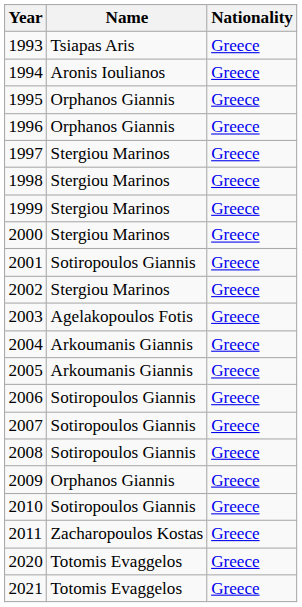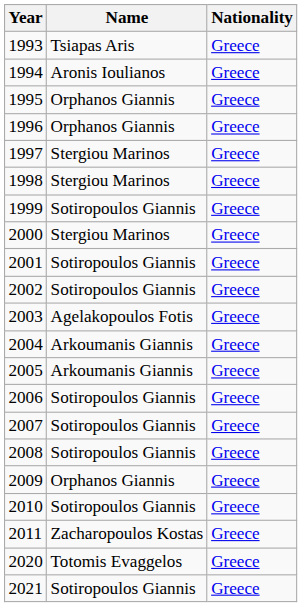(110, 208) Stergiou Marinos -> (123, 208) Sotiropoulos Giannis
(110, 289) Stergiou Marinos -> (123, 289) Sotiropoulos Giannis
(116, 588) Totomis Evaggelos -> (123, 588) Sotiropoulos Giannis
